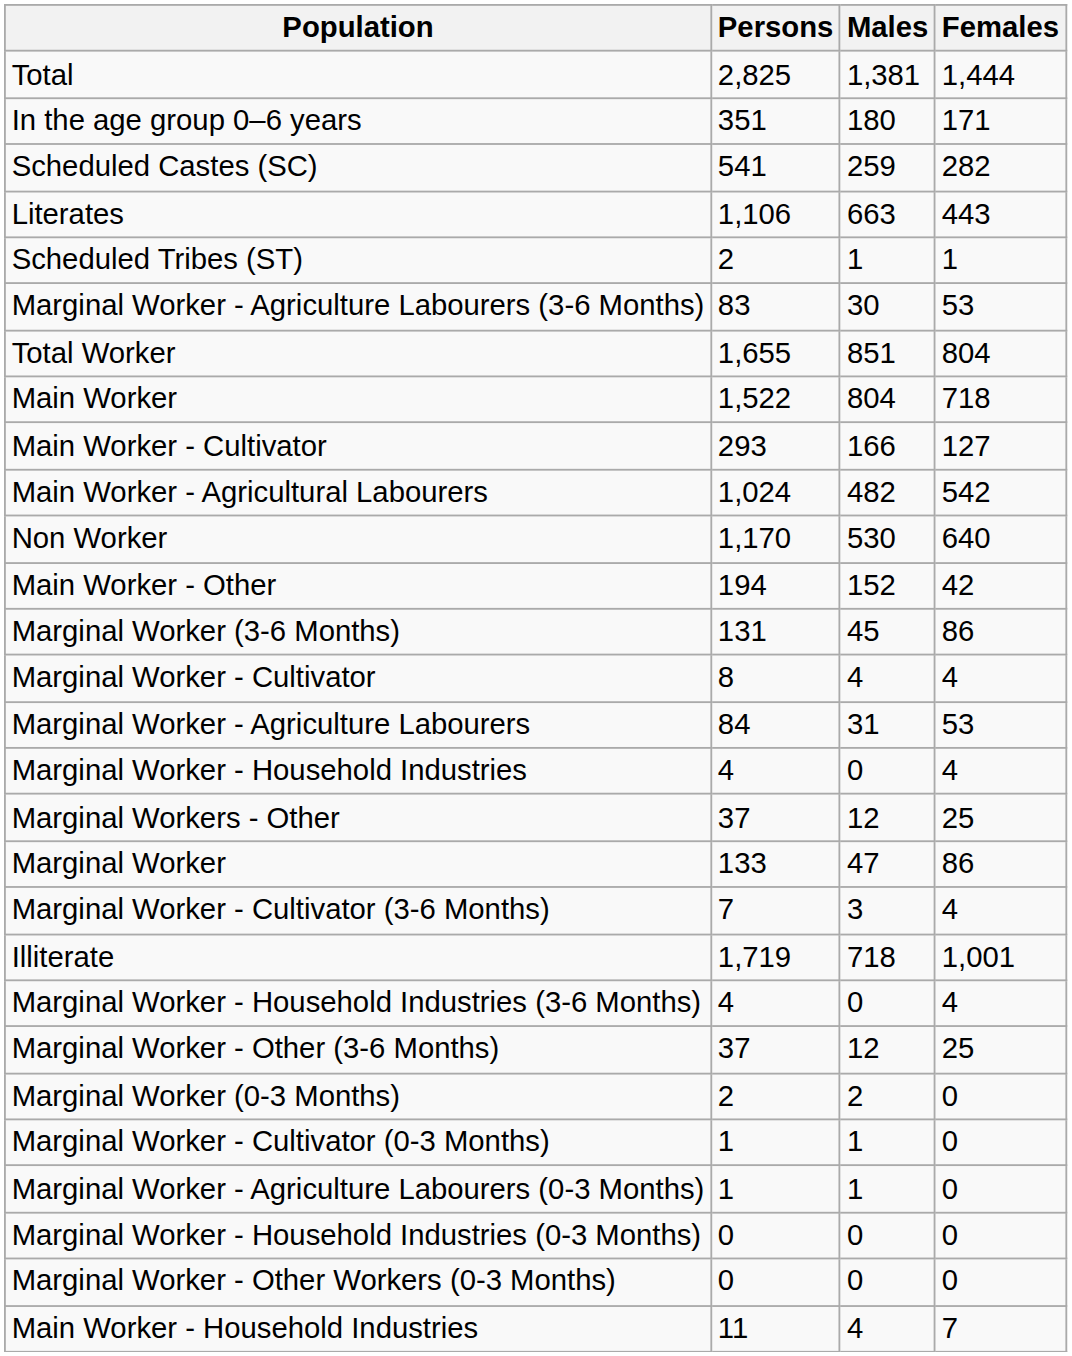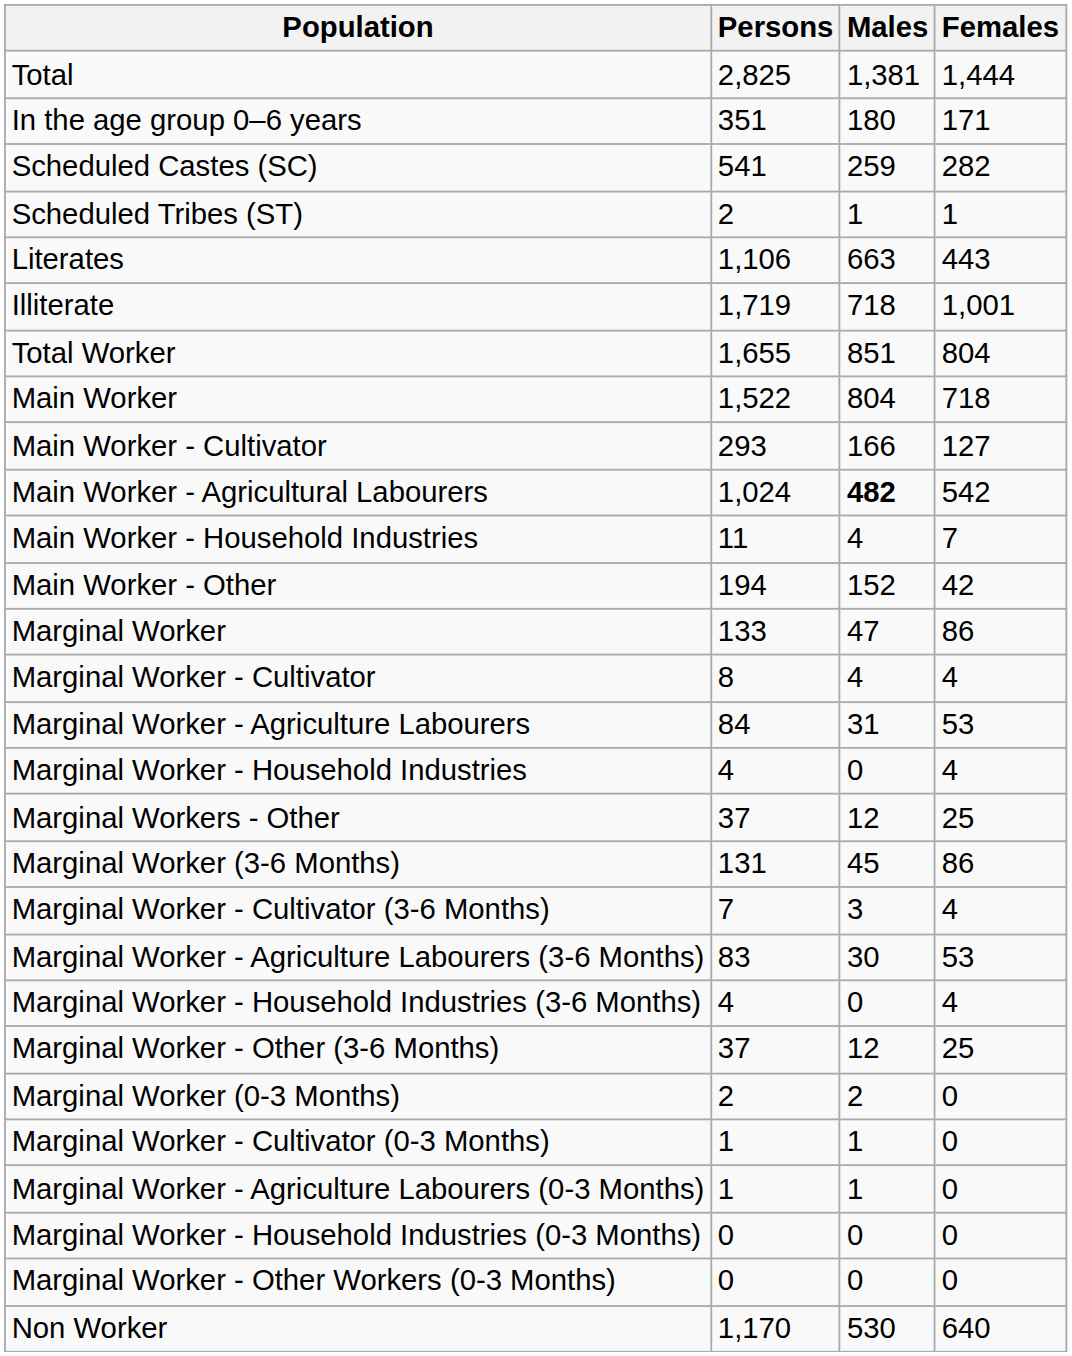rows swapped: (157, 259) <-> (68, 213)
rows swapped: (63, 956) <-> (358, 306)
(871, 492) normal -> (871, 492) bold
rows swapped: (245, 1327) <-> (89, 538)
rows swapped: (119, 863) <-> (206, 631)
